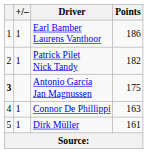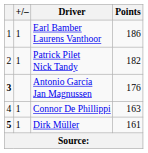(134, 88) 175 -> (134, 88) 176
(9, 125) normal -> (9, 125) bold
